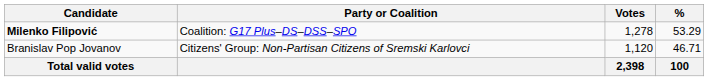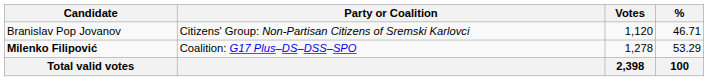rows swapped: (52, 31) <-> (64, 48)
